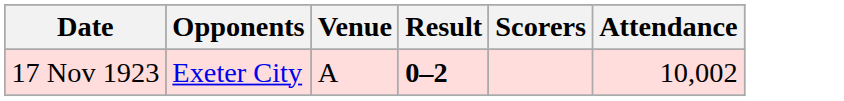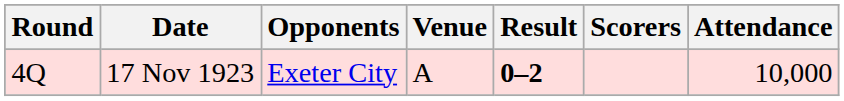+ column: (52, 26)
(699, 71) 10,002 -> (794, 71) 10,000
